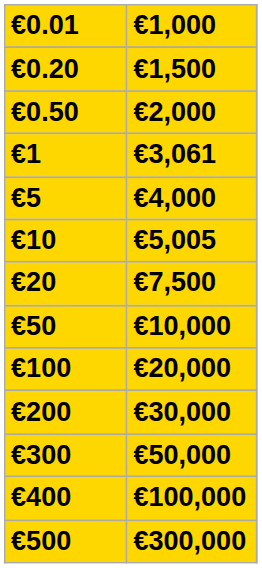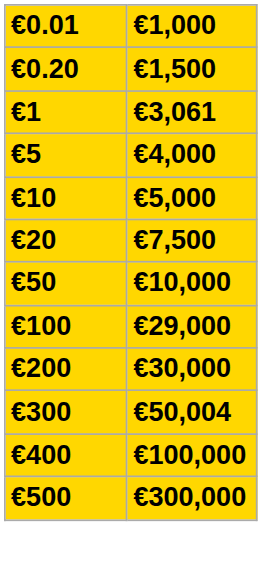- row: (45, 111)
(175, 240) €5,005 -> (175, 197) €5,000
(182, 369) €20,000 -> (182, 326) €29,000
(182, 454) €50,000 -> (182, 411) €50,004
